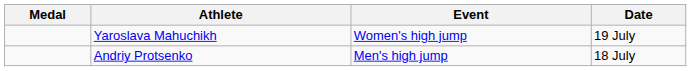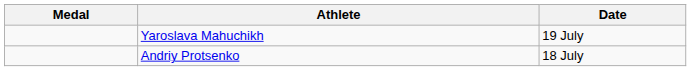- column: (471, 15)
